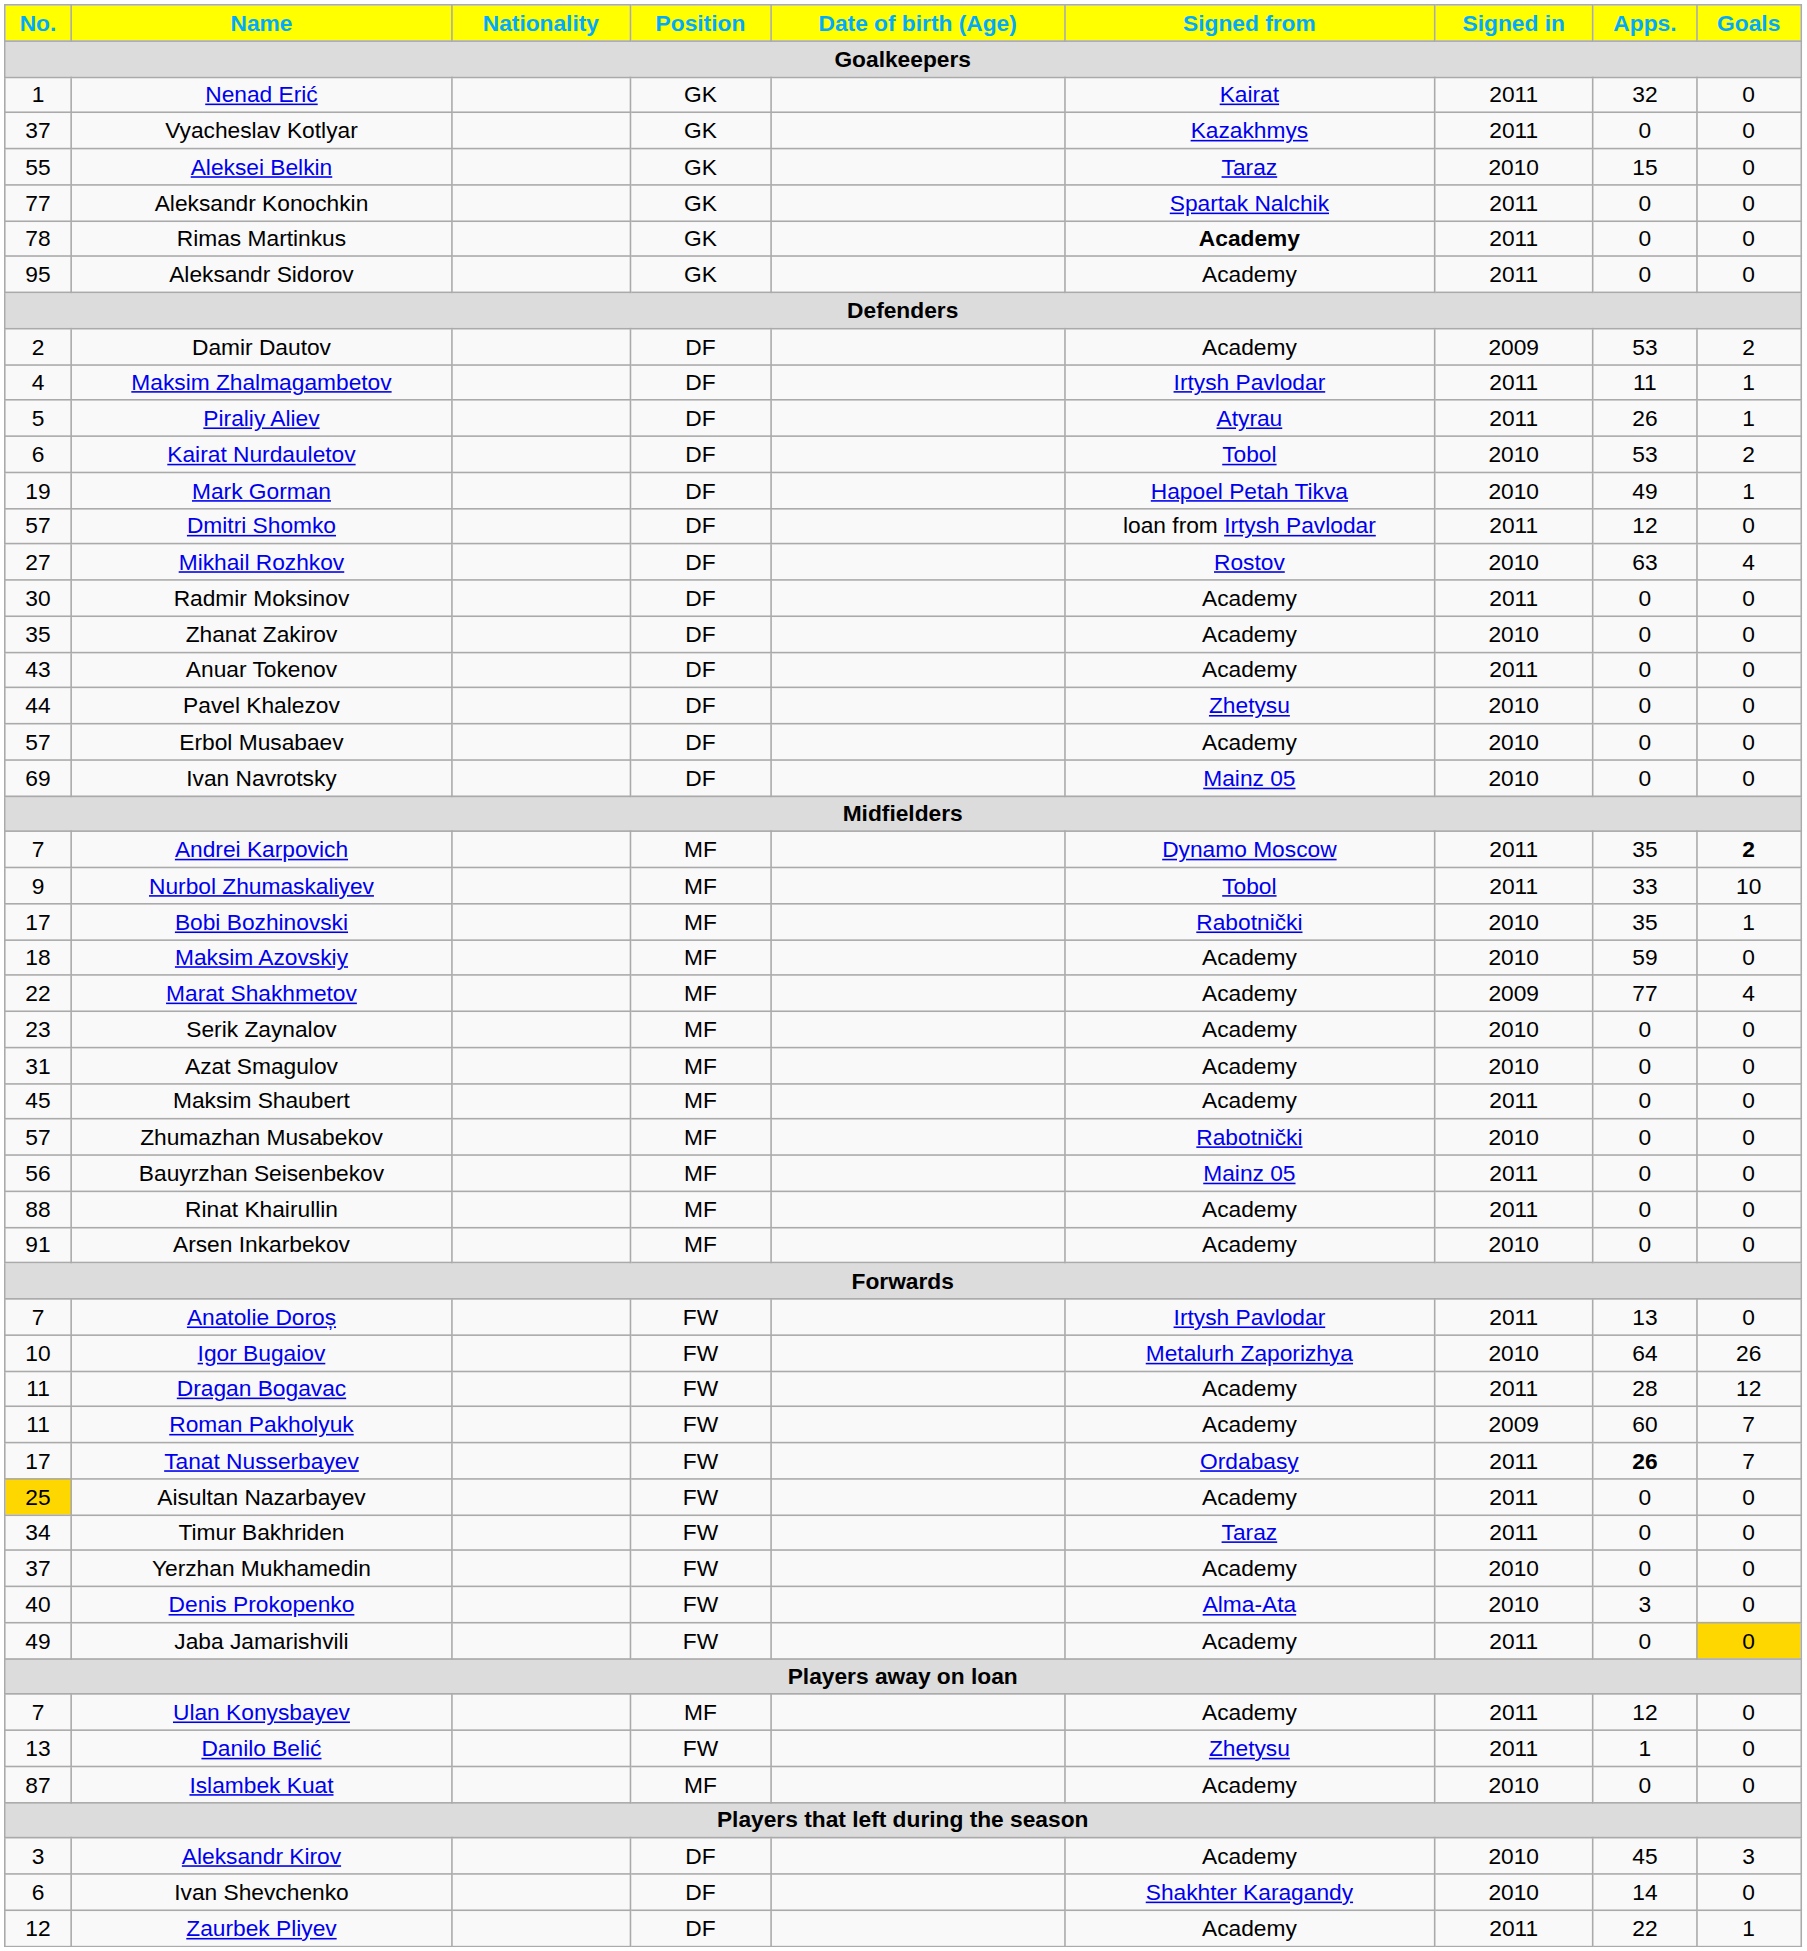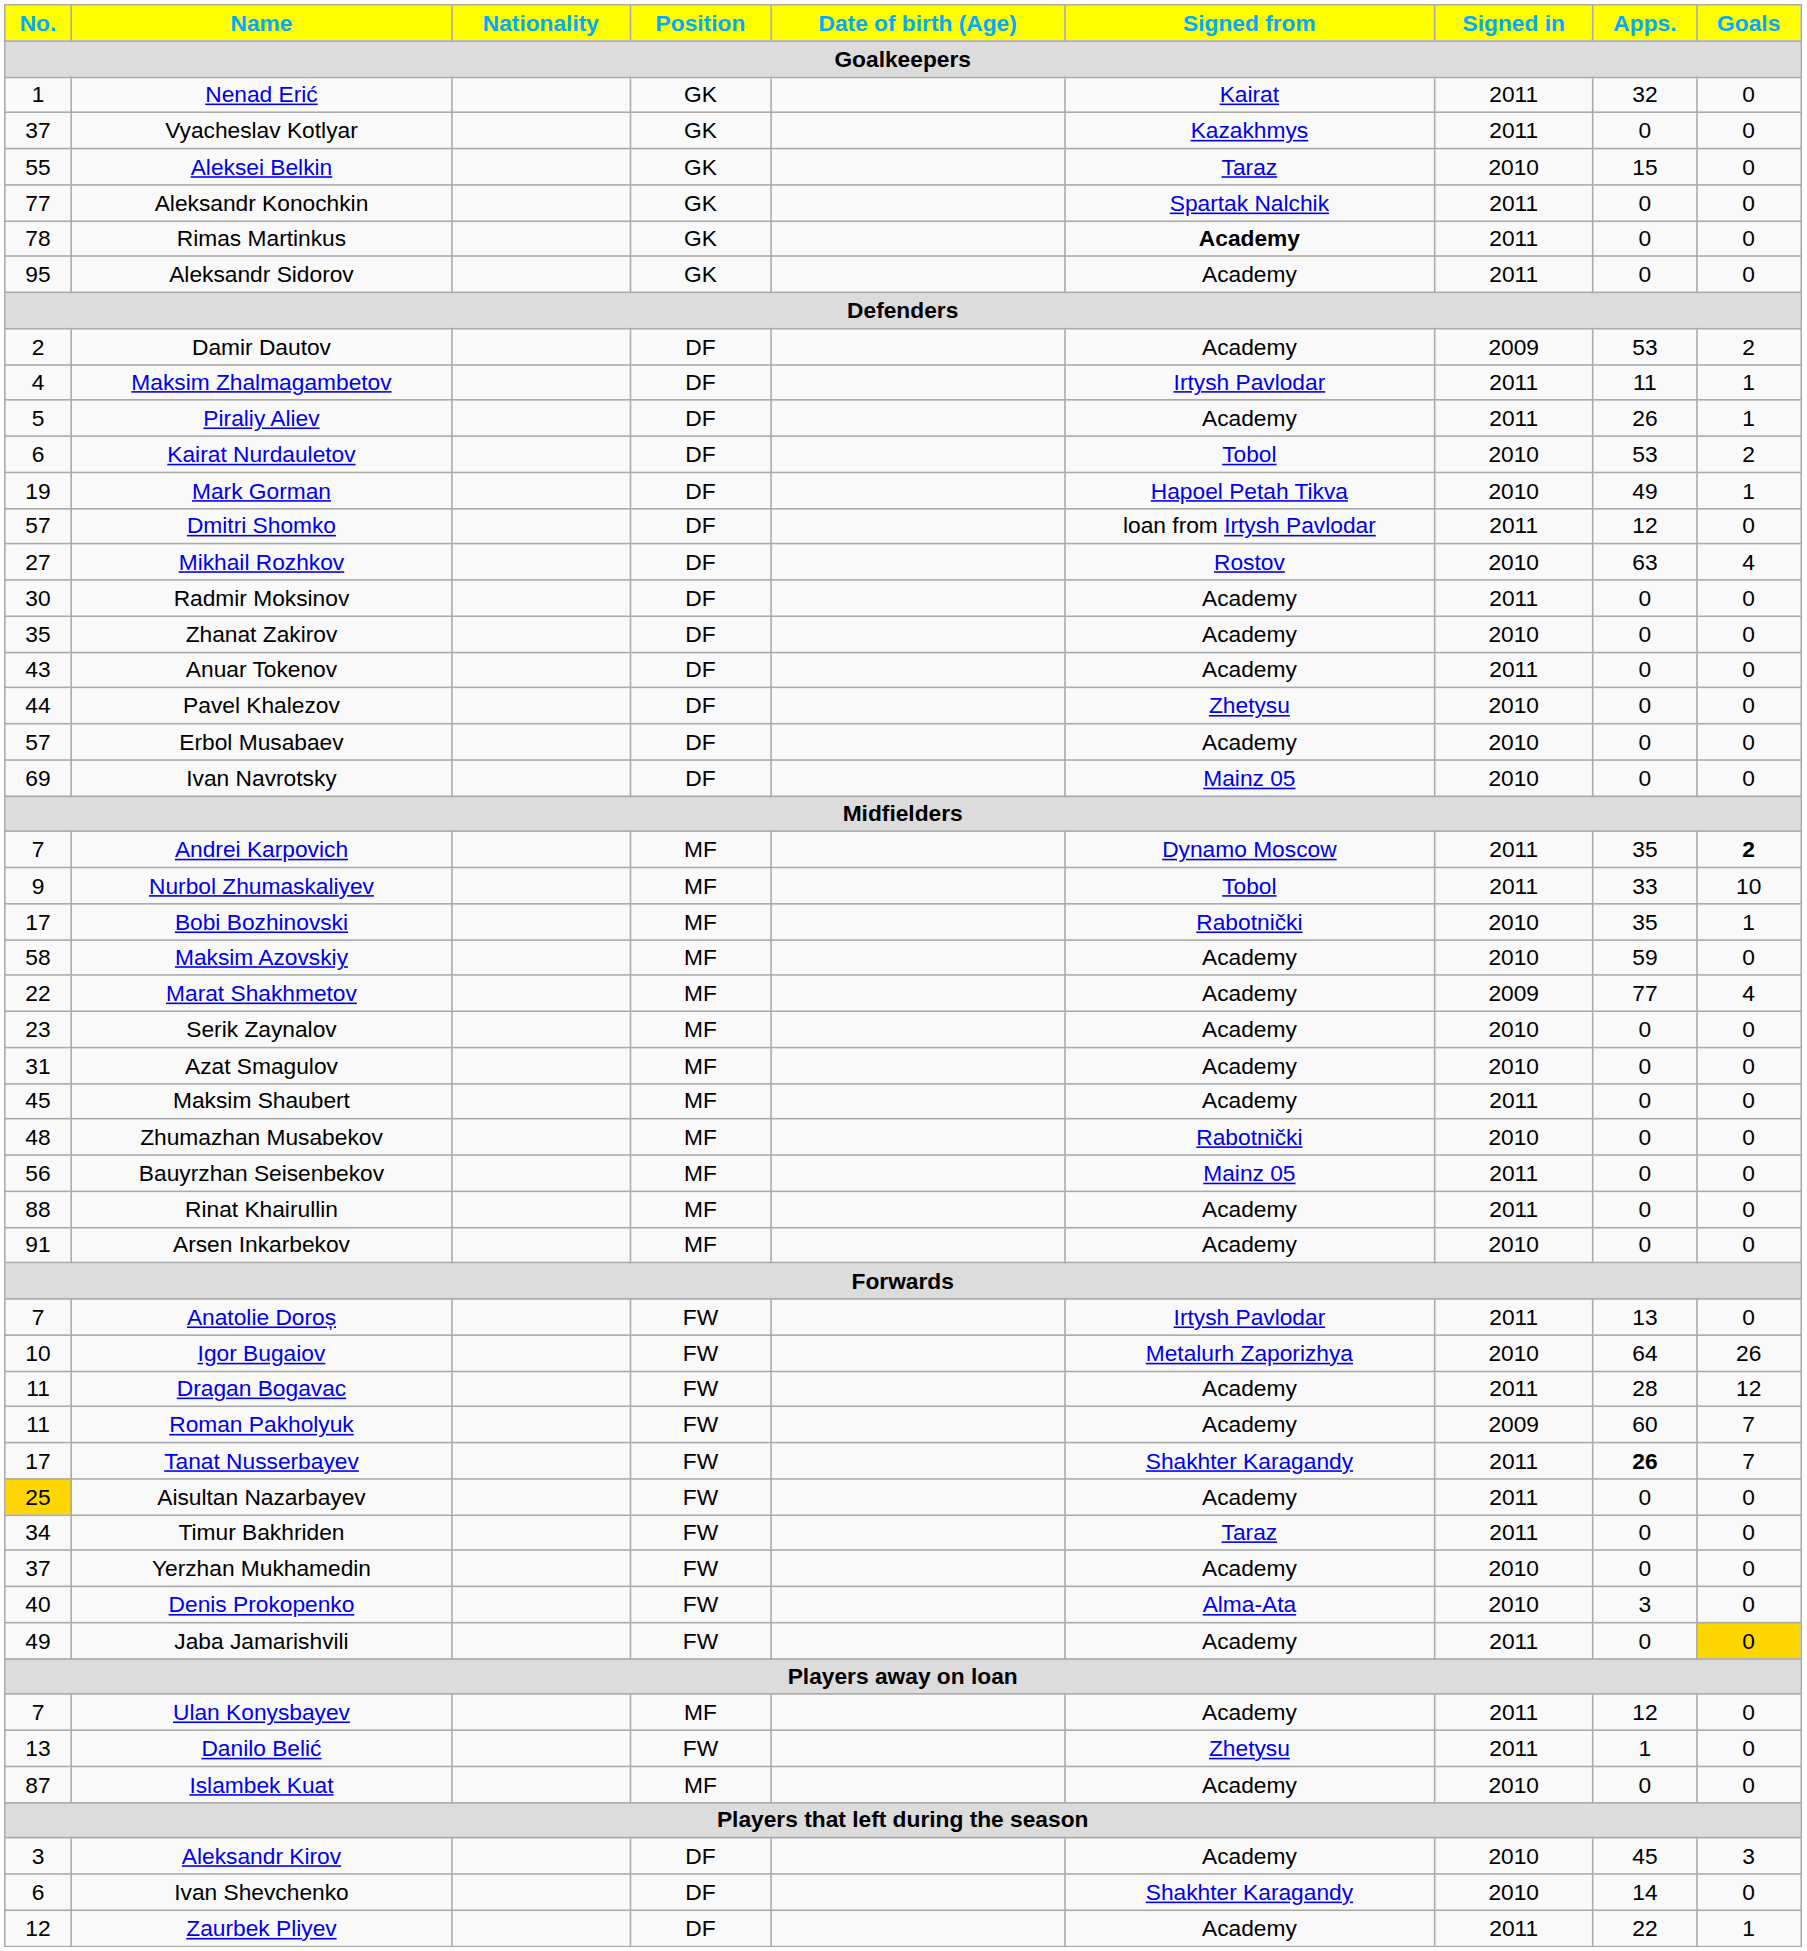(1249, 419) Atyrau -> (1249, 419) Academy
(38, 958) 18 -> (38, 958) 58
(38, 1137) 57 -> (38, 1137) 48
(1249, 1461) Ordabasy -> (1249, 1461) Shakhter Karagandy
